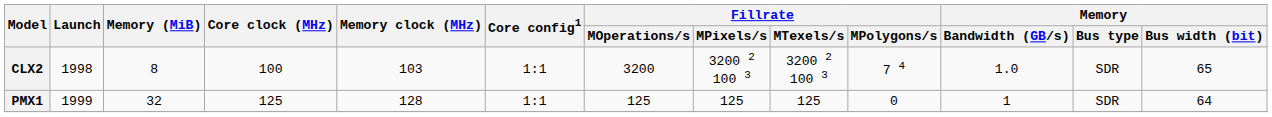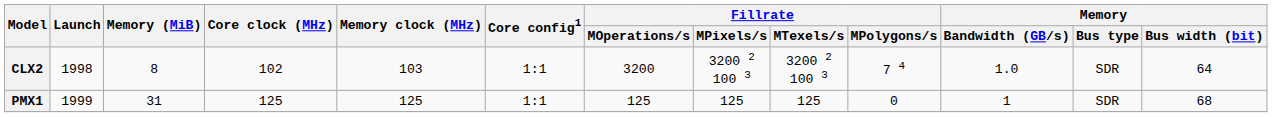(271, 69) 100 -> (271, 69) 102
(1204, 69) 65 -> (1204, 69) 64
(154, 101) 32 -> (154, 101) 31
(411, 101) 128 -> (411, 101) 125
(1204, 101) 64 -> (1204, 101) 68
